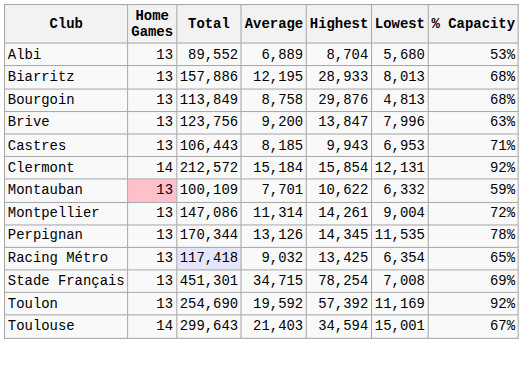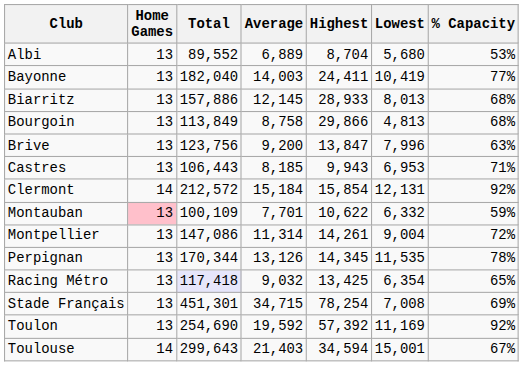+ row: (37, 77)
(278, 77) 12,195 -> (278, 100) 12,145
(343, 100) 29,876 -> (343, 123) 29,866
